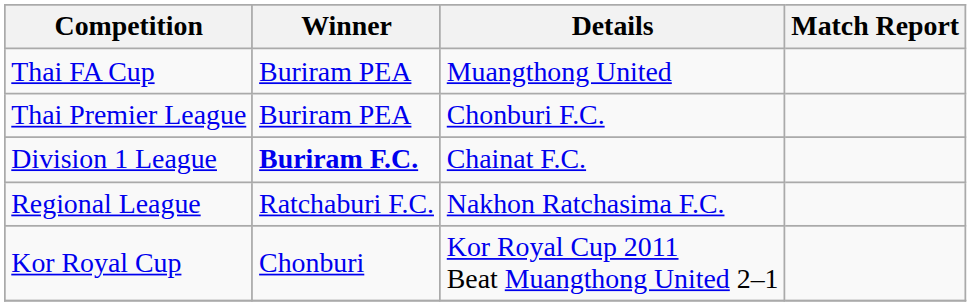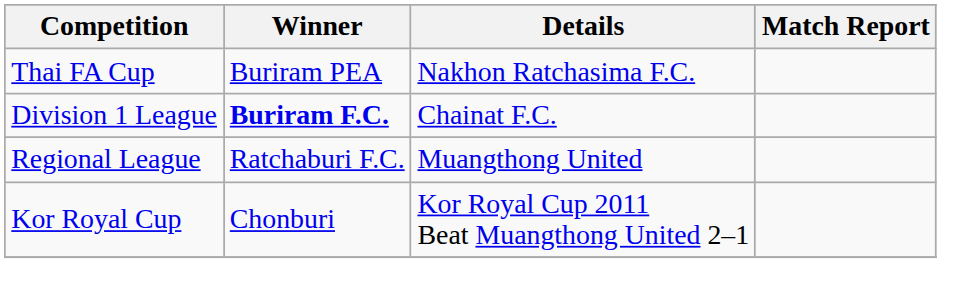(559, 70) Muangthong United -> (556, 70) Nakhon Ratchasima F.C.
- row: (129, 114)
(586, 203) Nakhon Ratchasima F.C. -> (530, 159) Muangthong United
